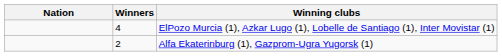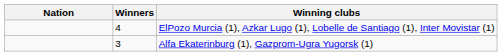(118, 44) 2 -> (118, 44) 3
